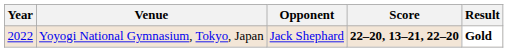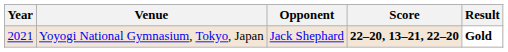(20, 36) 2022 -> (20, 36) 2021
